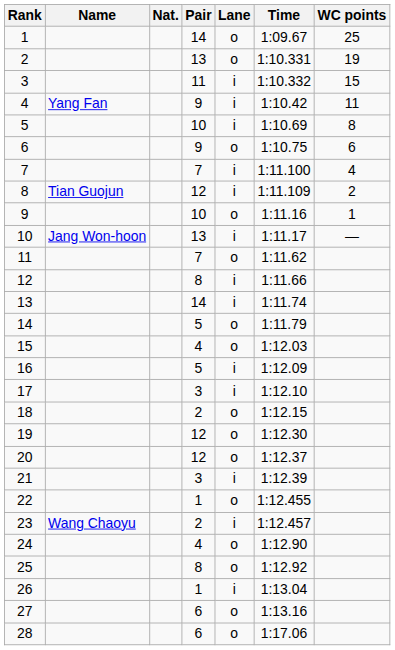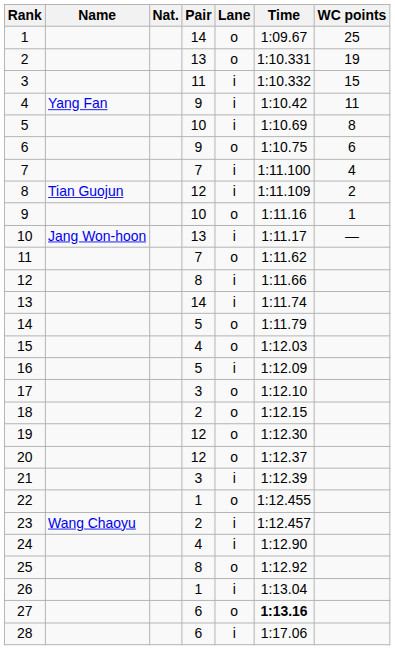(234, 390) i -> (234, 390) o
(234, 545) o -> (234, 545) i
(284, 611) normal -> (284, 611) bold
(234, 633) o -> (234, 633) i
